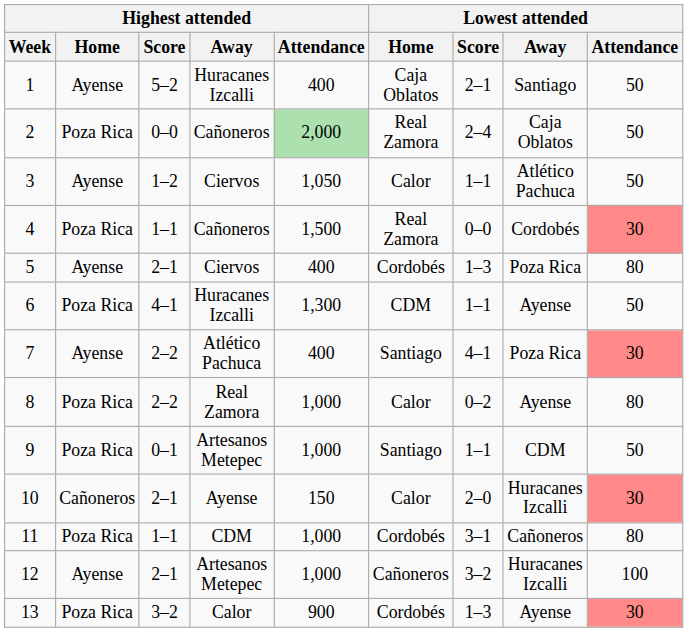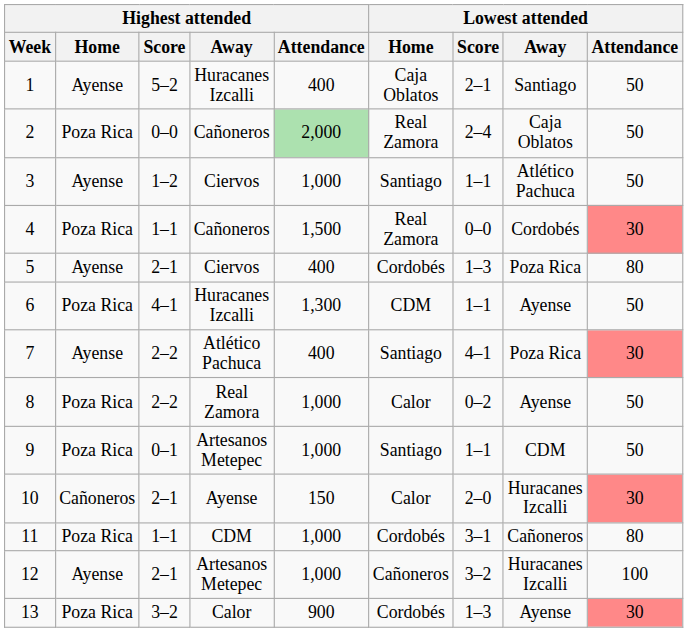(321, 181) 1,050 -> (321, 181) 1,000
(411, 181) Calor -> (411, 181) Santiago
(635, 401) 80 -> (635, 401) 50
